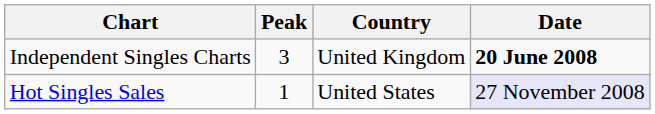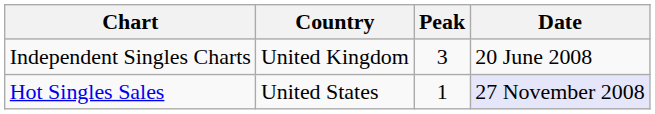columns swapped: (391, 21) <-> (284, 21)
(536, 56) bold -> (534, 56) normal
